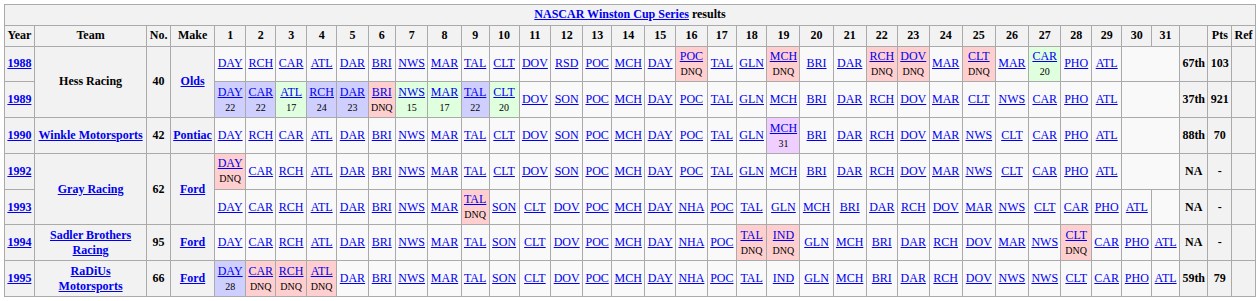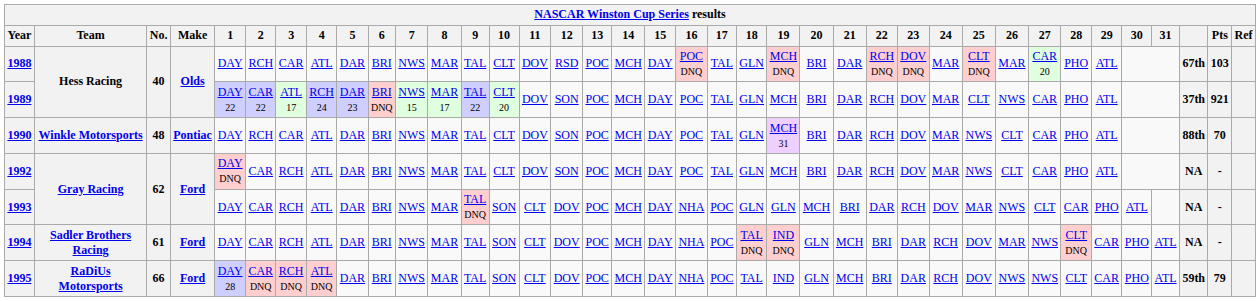(159, 135) 42 -> (159, 135) 48
(752, 207) TAL -> (752, 207) GLN
(159, 242) 95 -> (159, 242) 61
